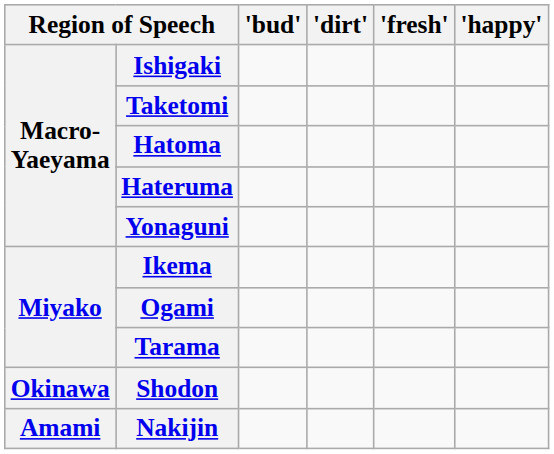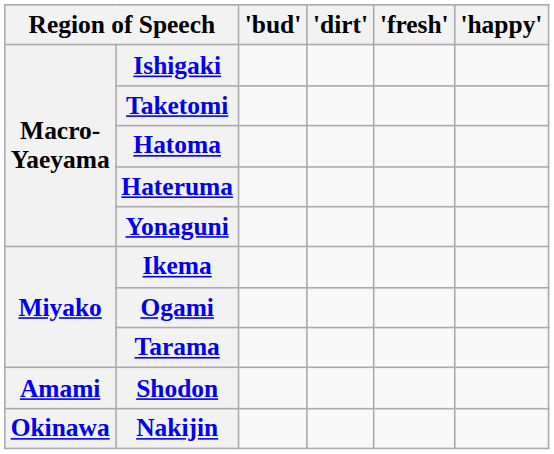(60, 387) Okinawa -> (60, 387) Amami
(60, 428) Amami -> (60, 428) Okinawa
